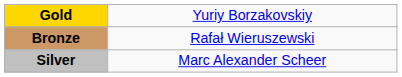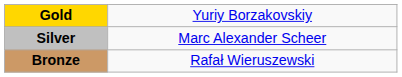rows swapped: (56, 60) <-> (56, 38)
